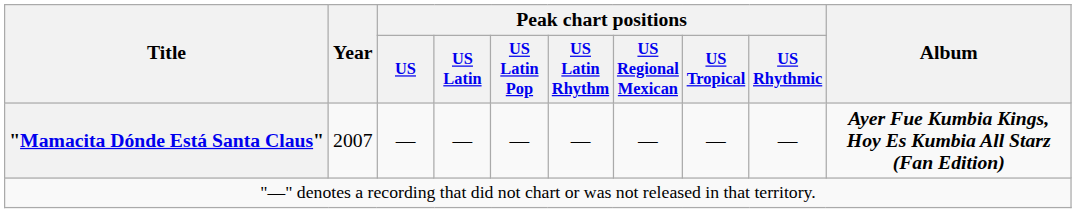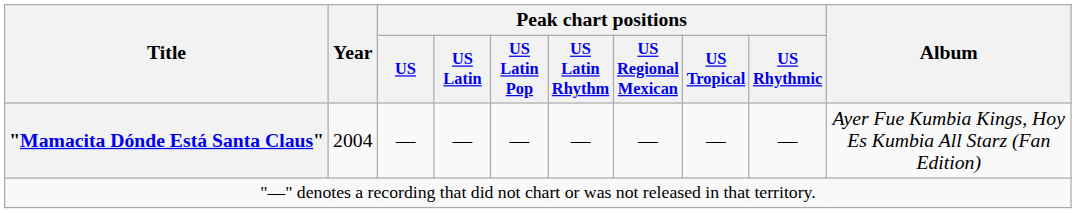(353, 140) 2007 -> (353, 140) 2004
(949, 140) bold -> (949, 140) normal
